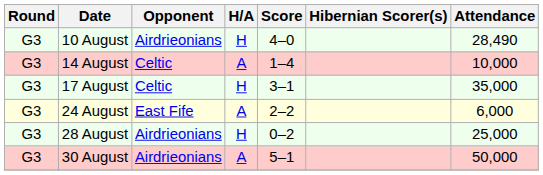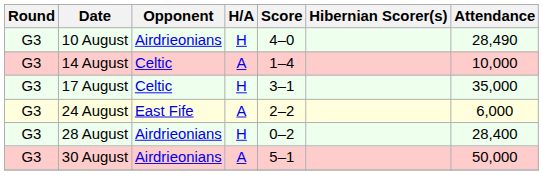(495, 134) 25,000 -> (495, 134) 28,400
